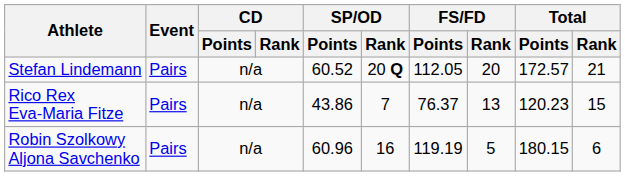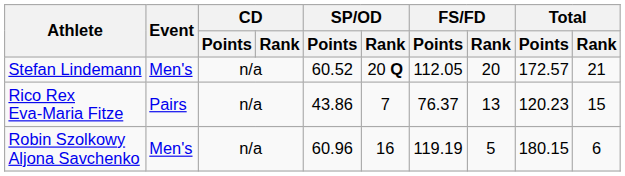(168, 70) Pairs -> (171, 70) Men's
(168, 149) Pairs -> (171, 149) Men's
